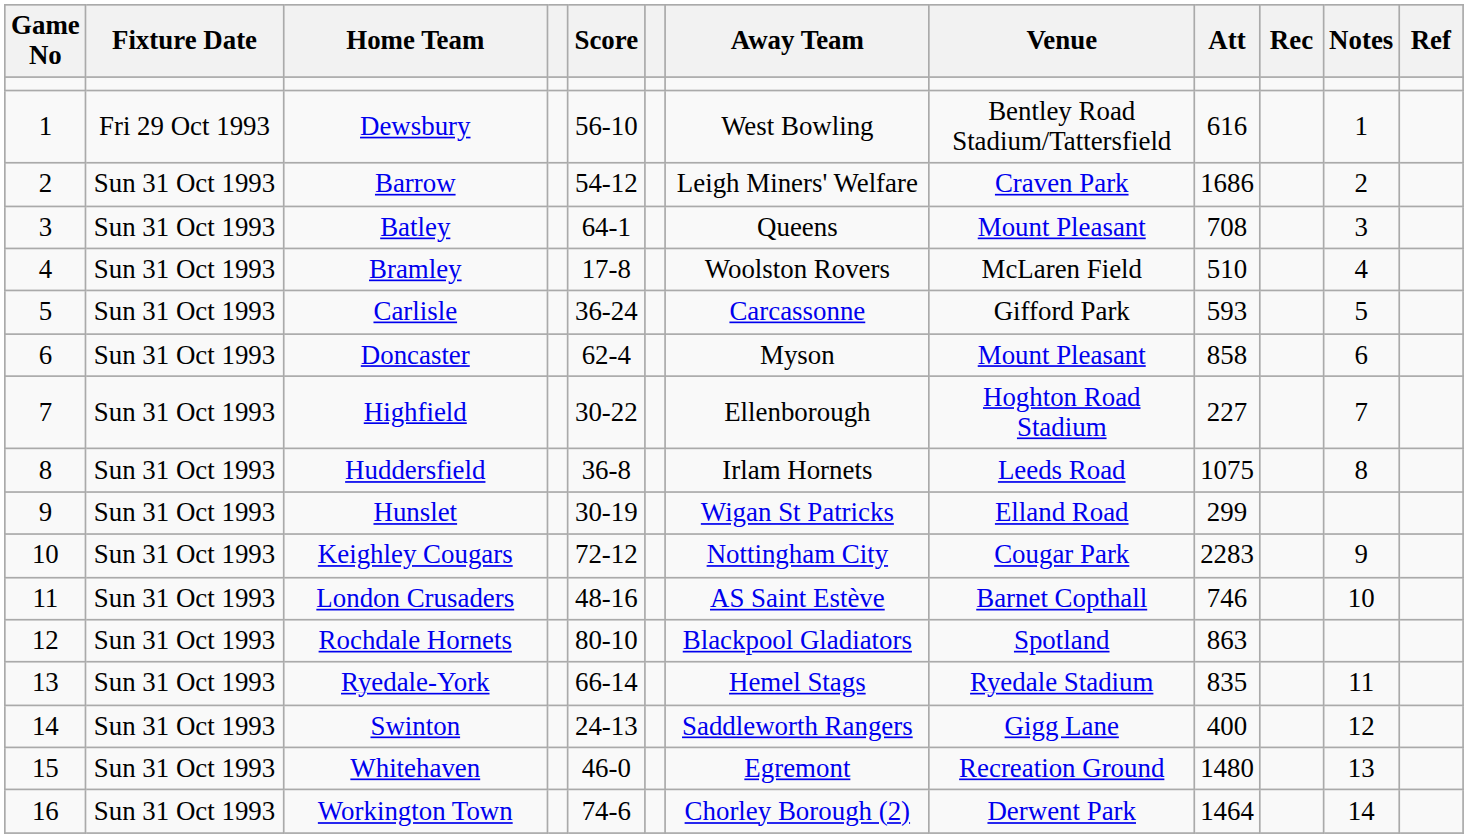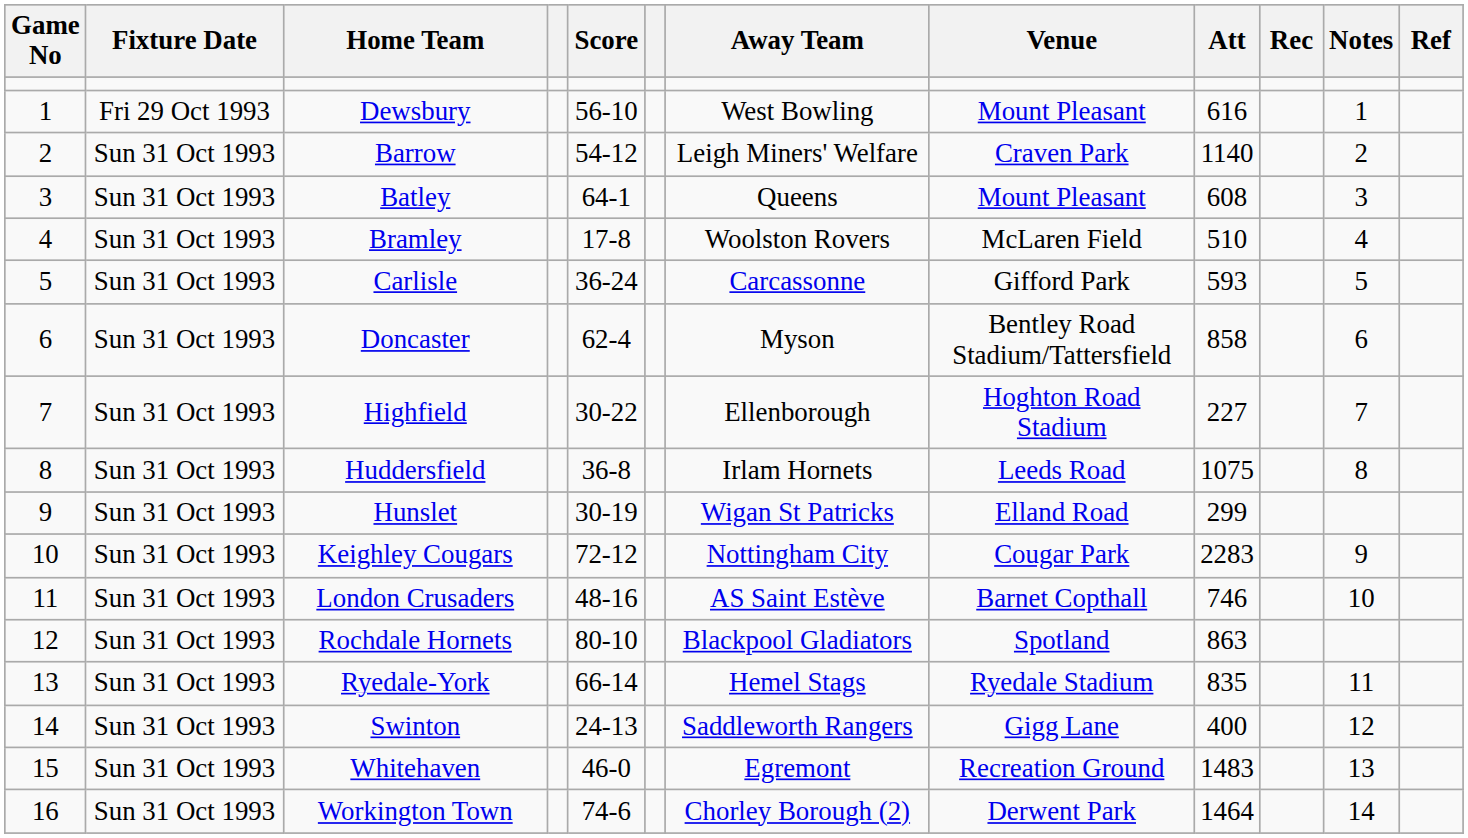(1062, 126) Bentley Road Stadium/Tattersfield -> (1062, 111) Mount Pleasant
(1227, 183) 1686 -> (1227, 153) 1140
(1227, 226) 708 -> (1227, 196) 608
(1062, 354) Mount Pleasant -> (1062, 339) Bentley Road Stadium/Tattersfield
(1227, 768) 1480 -> (1227, 768) 1483
